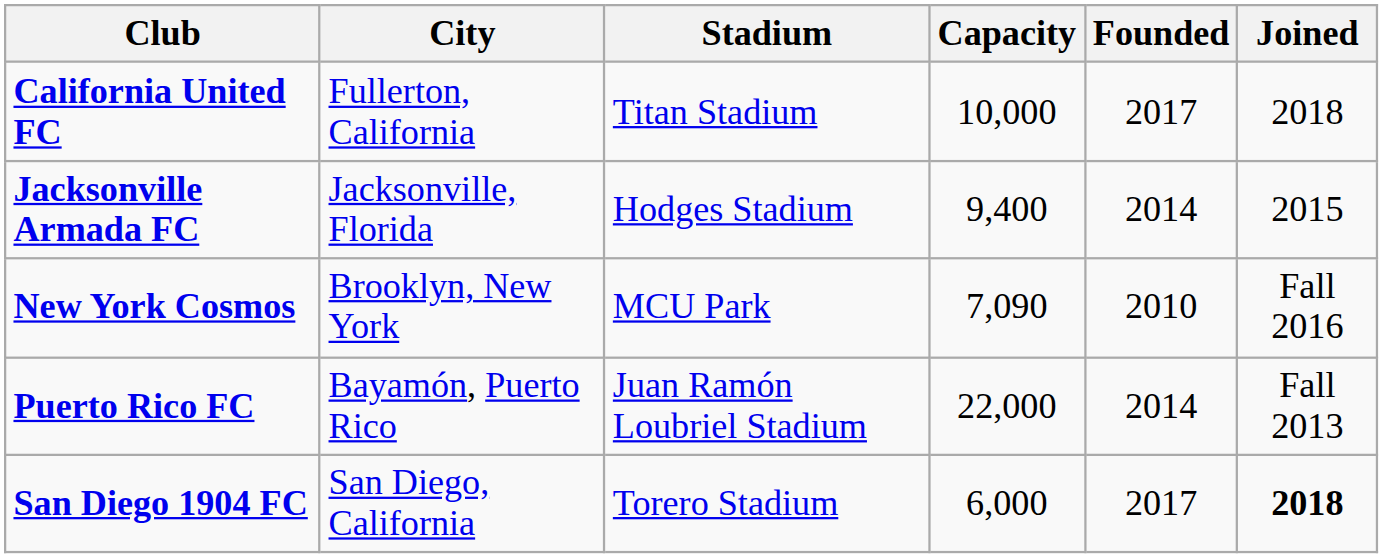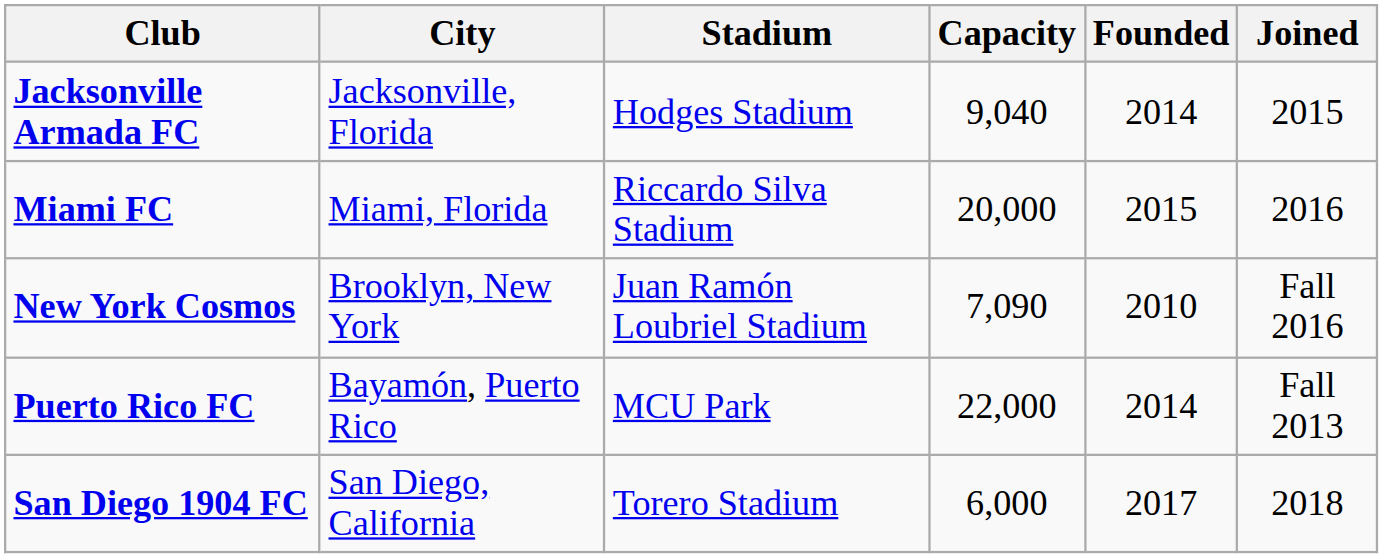- row: (150, 110)
(1007, 208) 9,400 -> (1007, 110) 9,040
+ row: (93, 208)
(692, 306) MCU Park -> (740, 306) Juan Ramón Loubriel Stadium
(740, 404) Juan Ramón Loubriel Stadium -> (692, 404) MCU Park
(1307, 502) bold -> (1307, 502) normal
